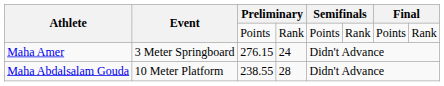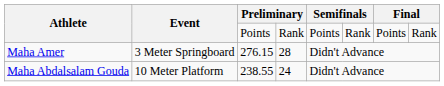(285, 52) 24 -> (285, 52) 28
(285, 71) 28 -> (285, 71) 24
